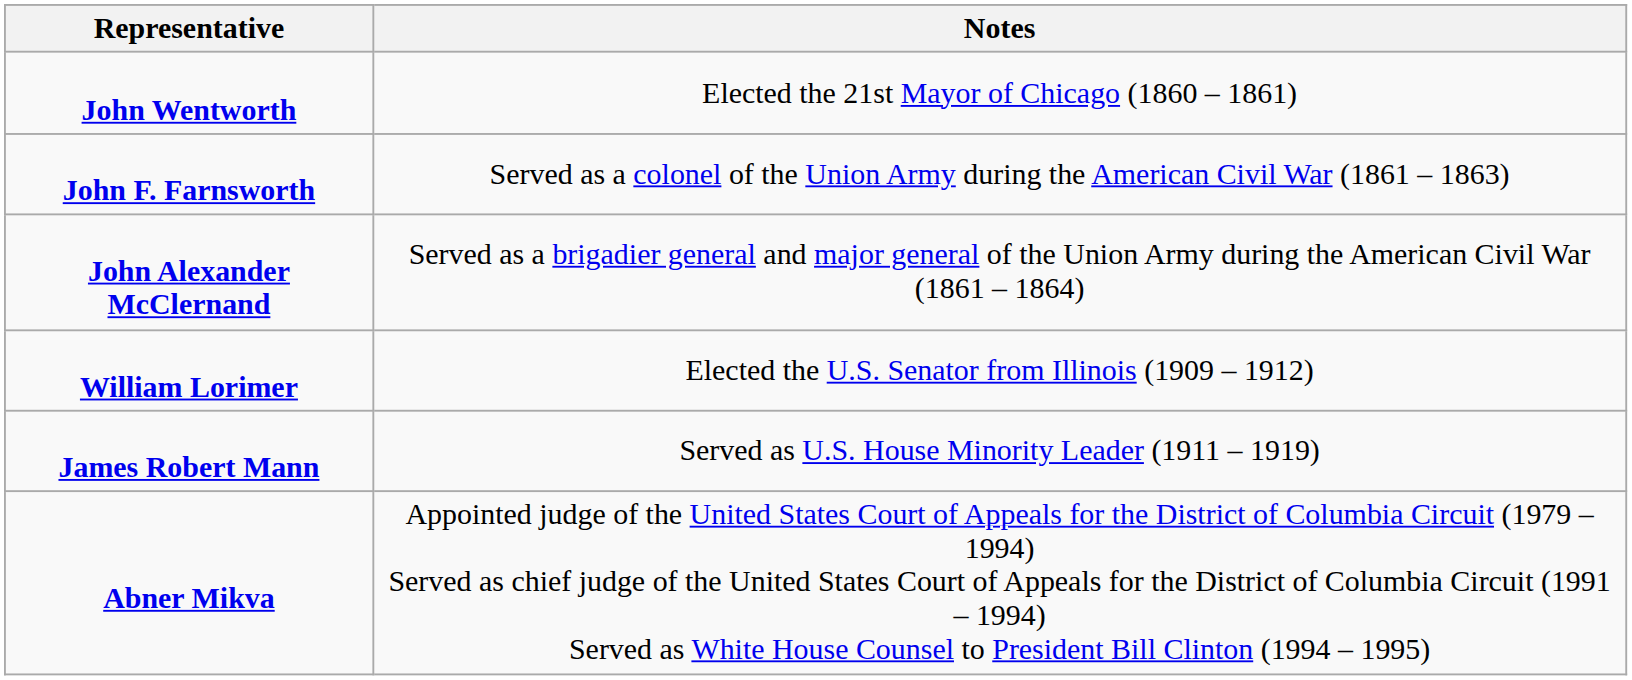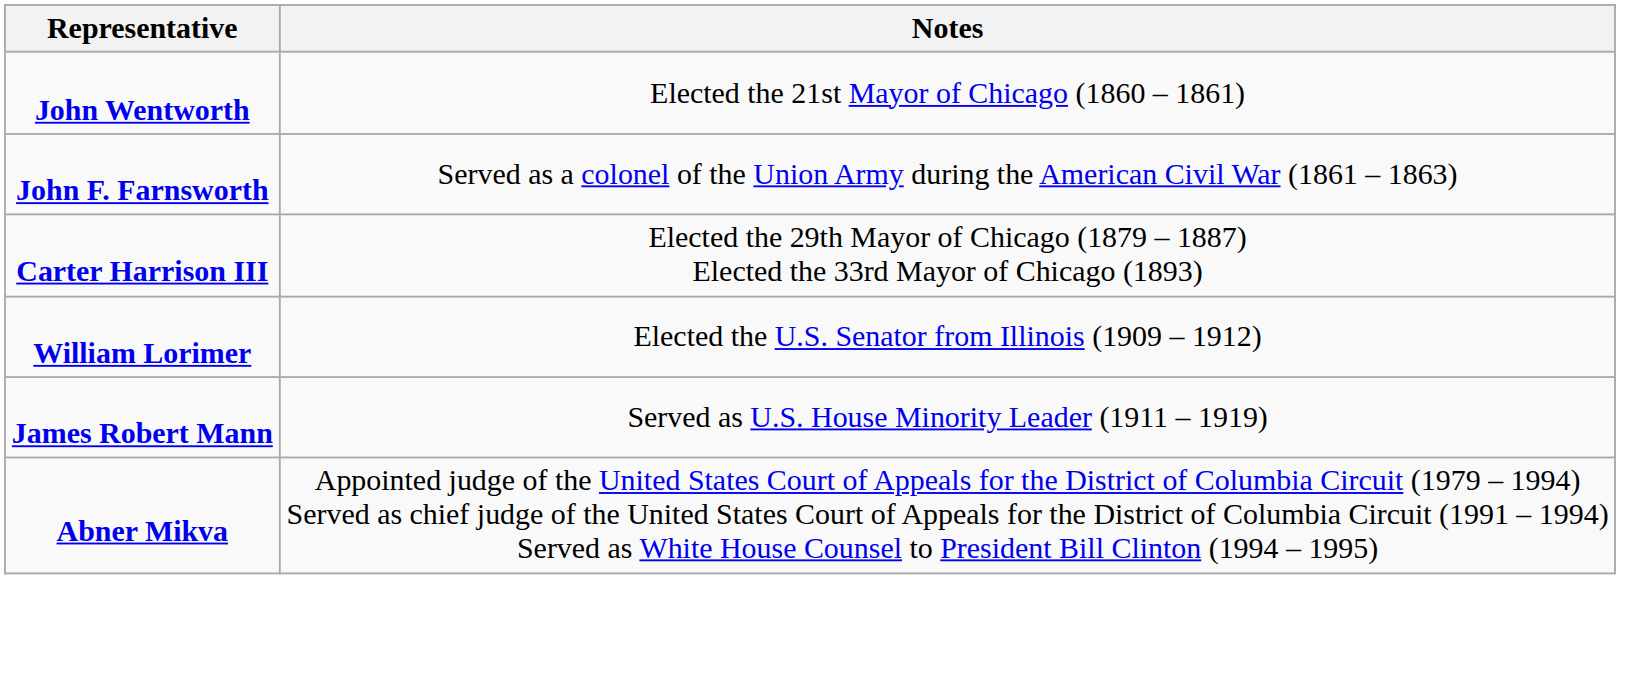- row: (189, 288)
+ row: (142, 271)
